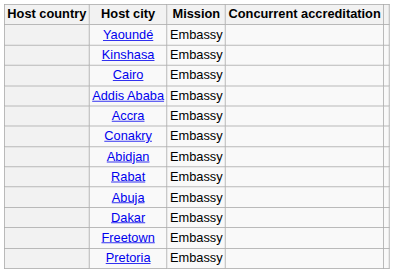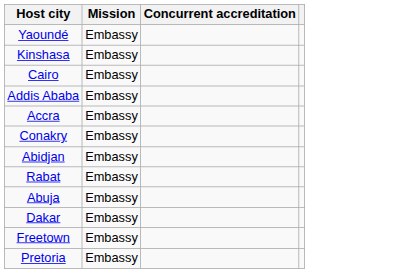- column: (47, 14)
